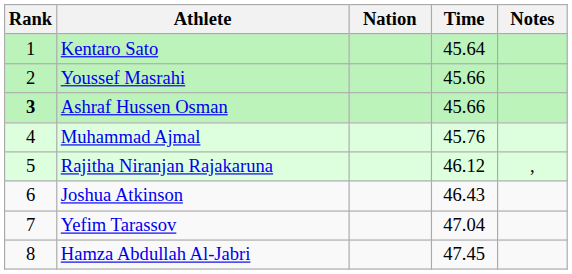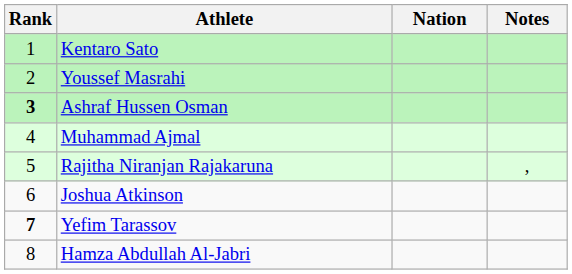- column: (464, 19)
(31, 225) normal -> (31, 225) bold
